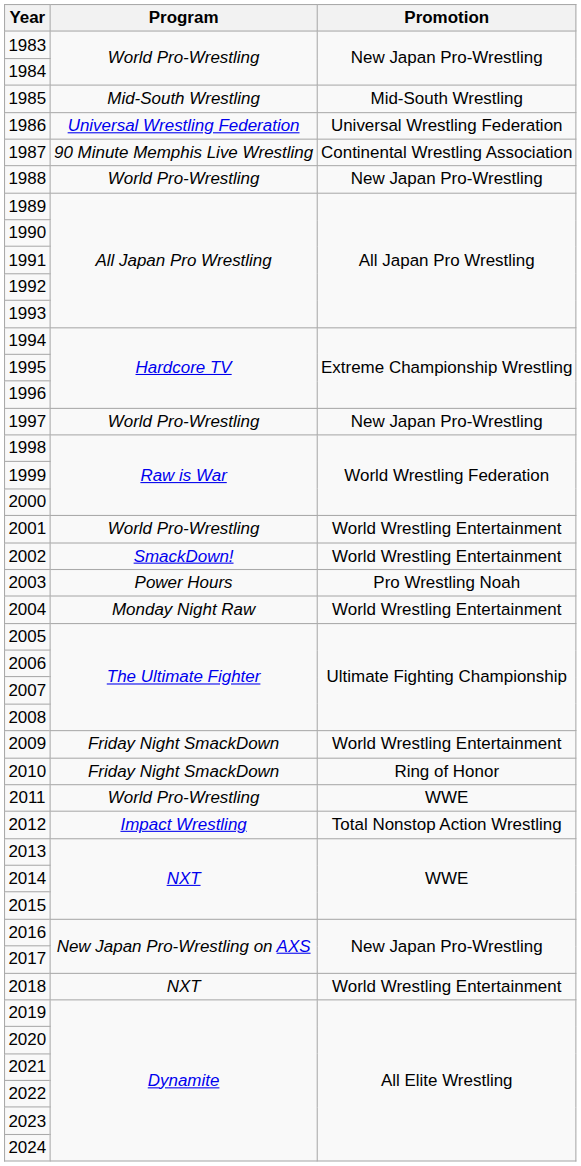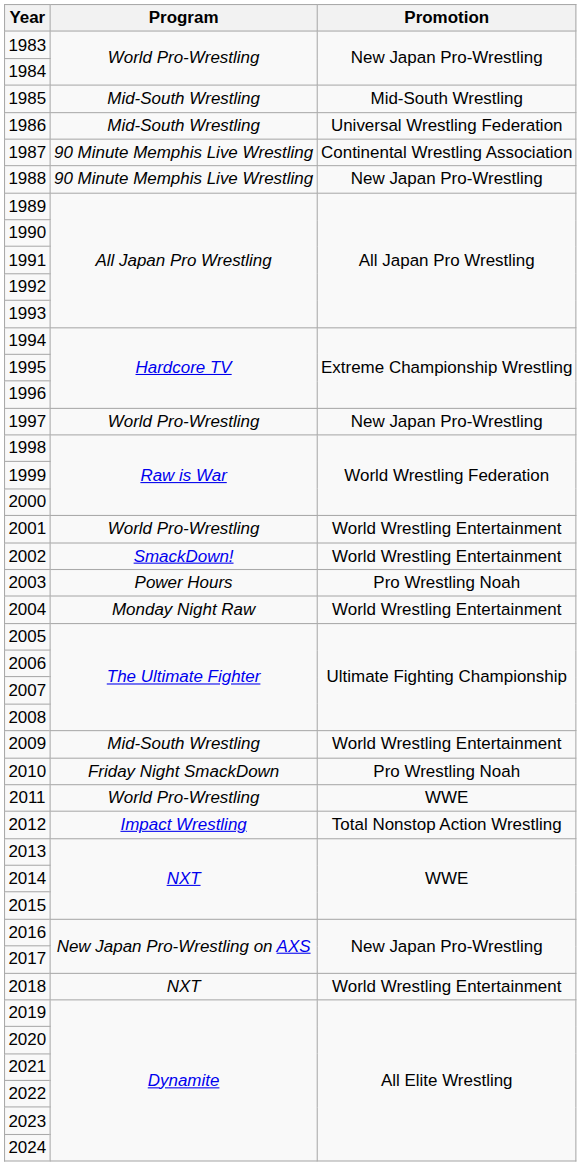(184, 125) Universal Wrestling Federation -> (184, 125) Mid-South Wrestling
(184, 179) World Pro-Wrestling -> (184, 179) 90 Minute Memphis Live Wrestling
(184, 744) Friday Night SmackDown -> (184, 744) Mid-South Wrestling
(447, 771) Ring of Honor -> (447, 771) Pro Wrestling Noah
